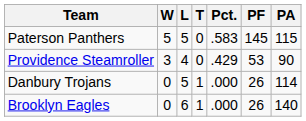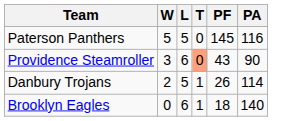- column: (224, 15)
(286, 37) 115 -> (252, 37) 116
(185, 60) 4 -> (185, 60) 6
(200, 60) no background -> (200, 60) lightsalmon background
(256, 60) 53 -> (222, 60) 43
(167, 82) 0 -> (167, 82) 2
(256, 104) 26 -> (222, 104) 18
